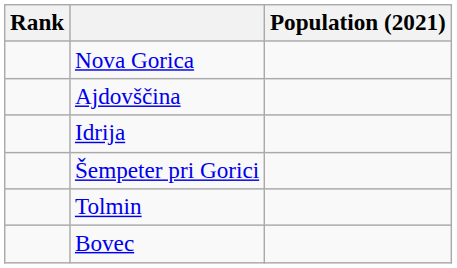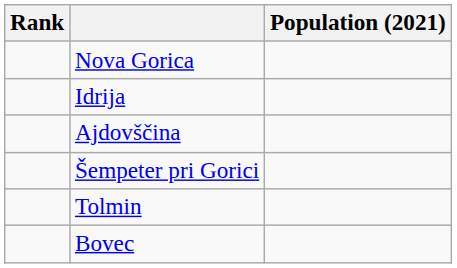rows swapped: (128, 96) <-> (100, 133)
